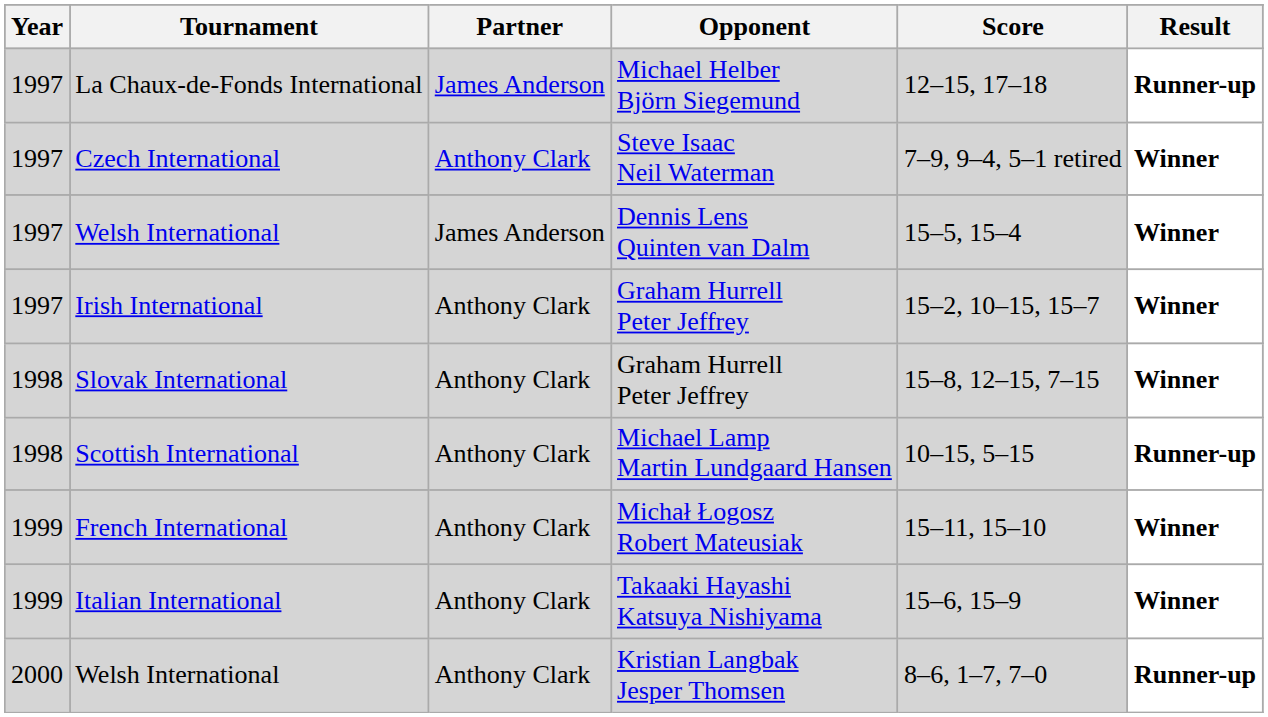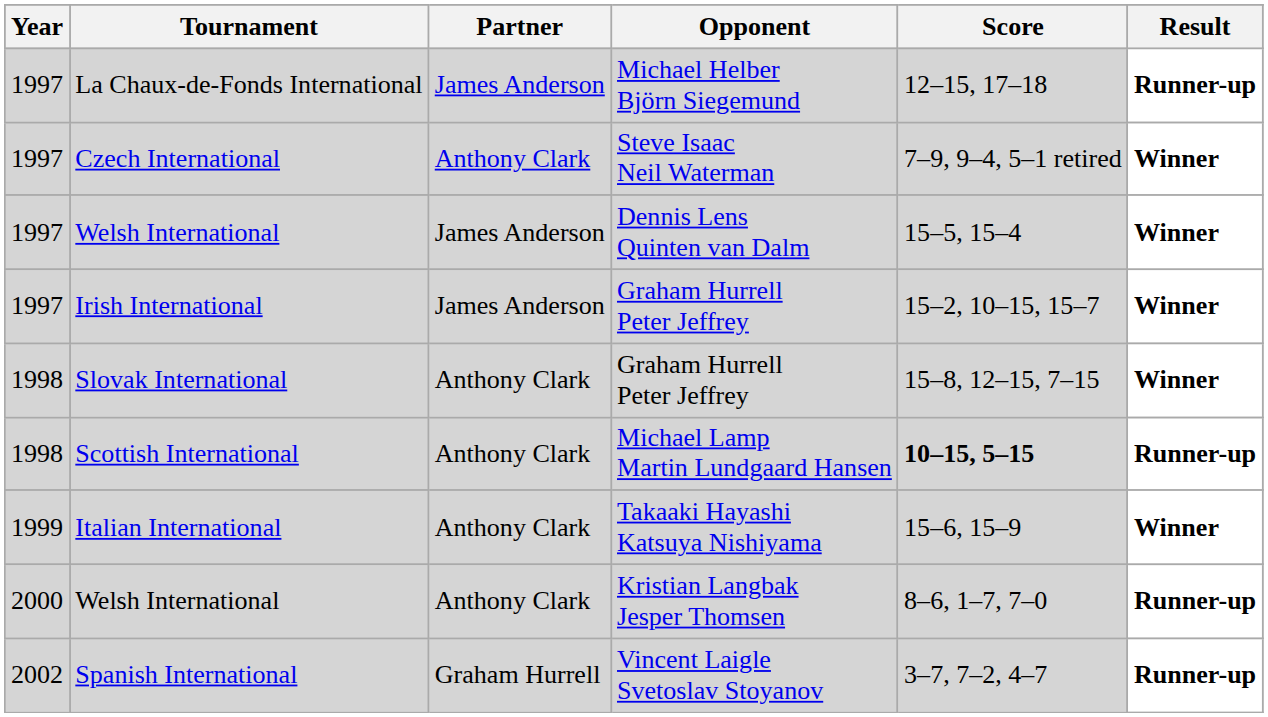(513, 306) Anthony Clark -> (520, 306) James Anderson
(969, 453) normal -> (969, 453) bold
- row: (181, 527)
+ row: (186, 674)
